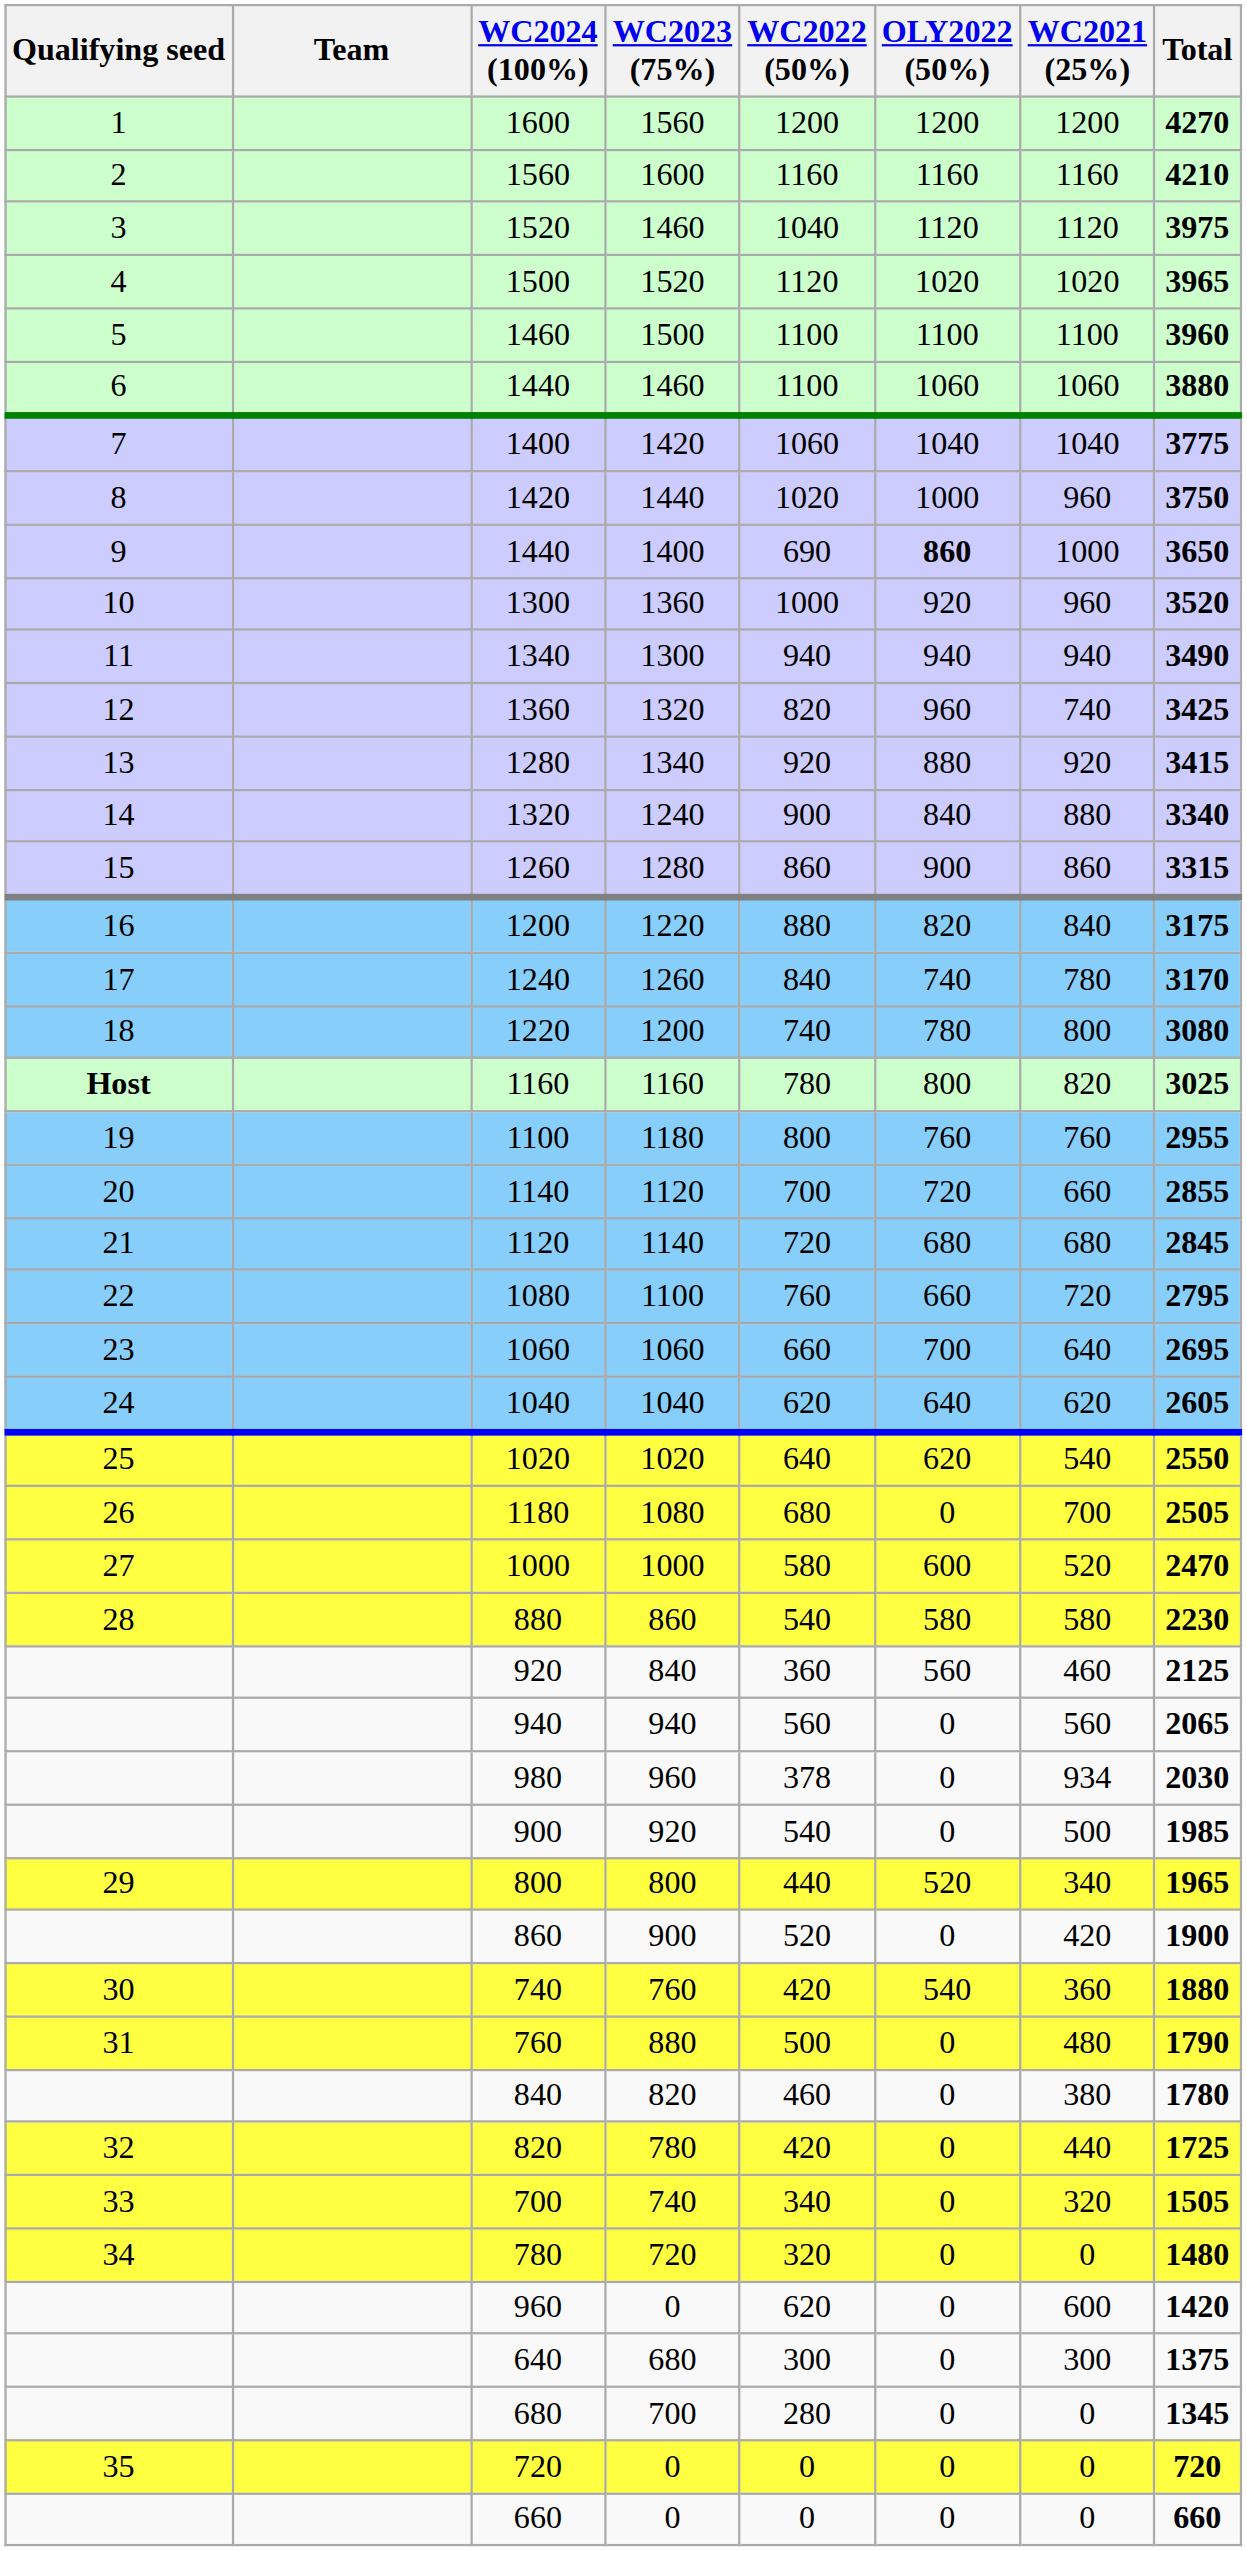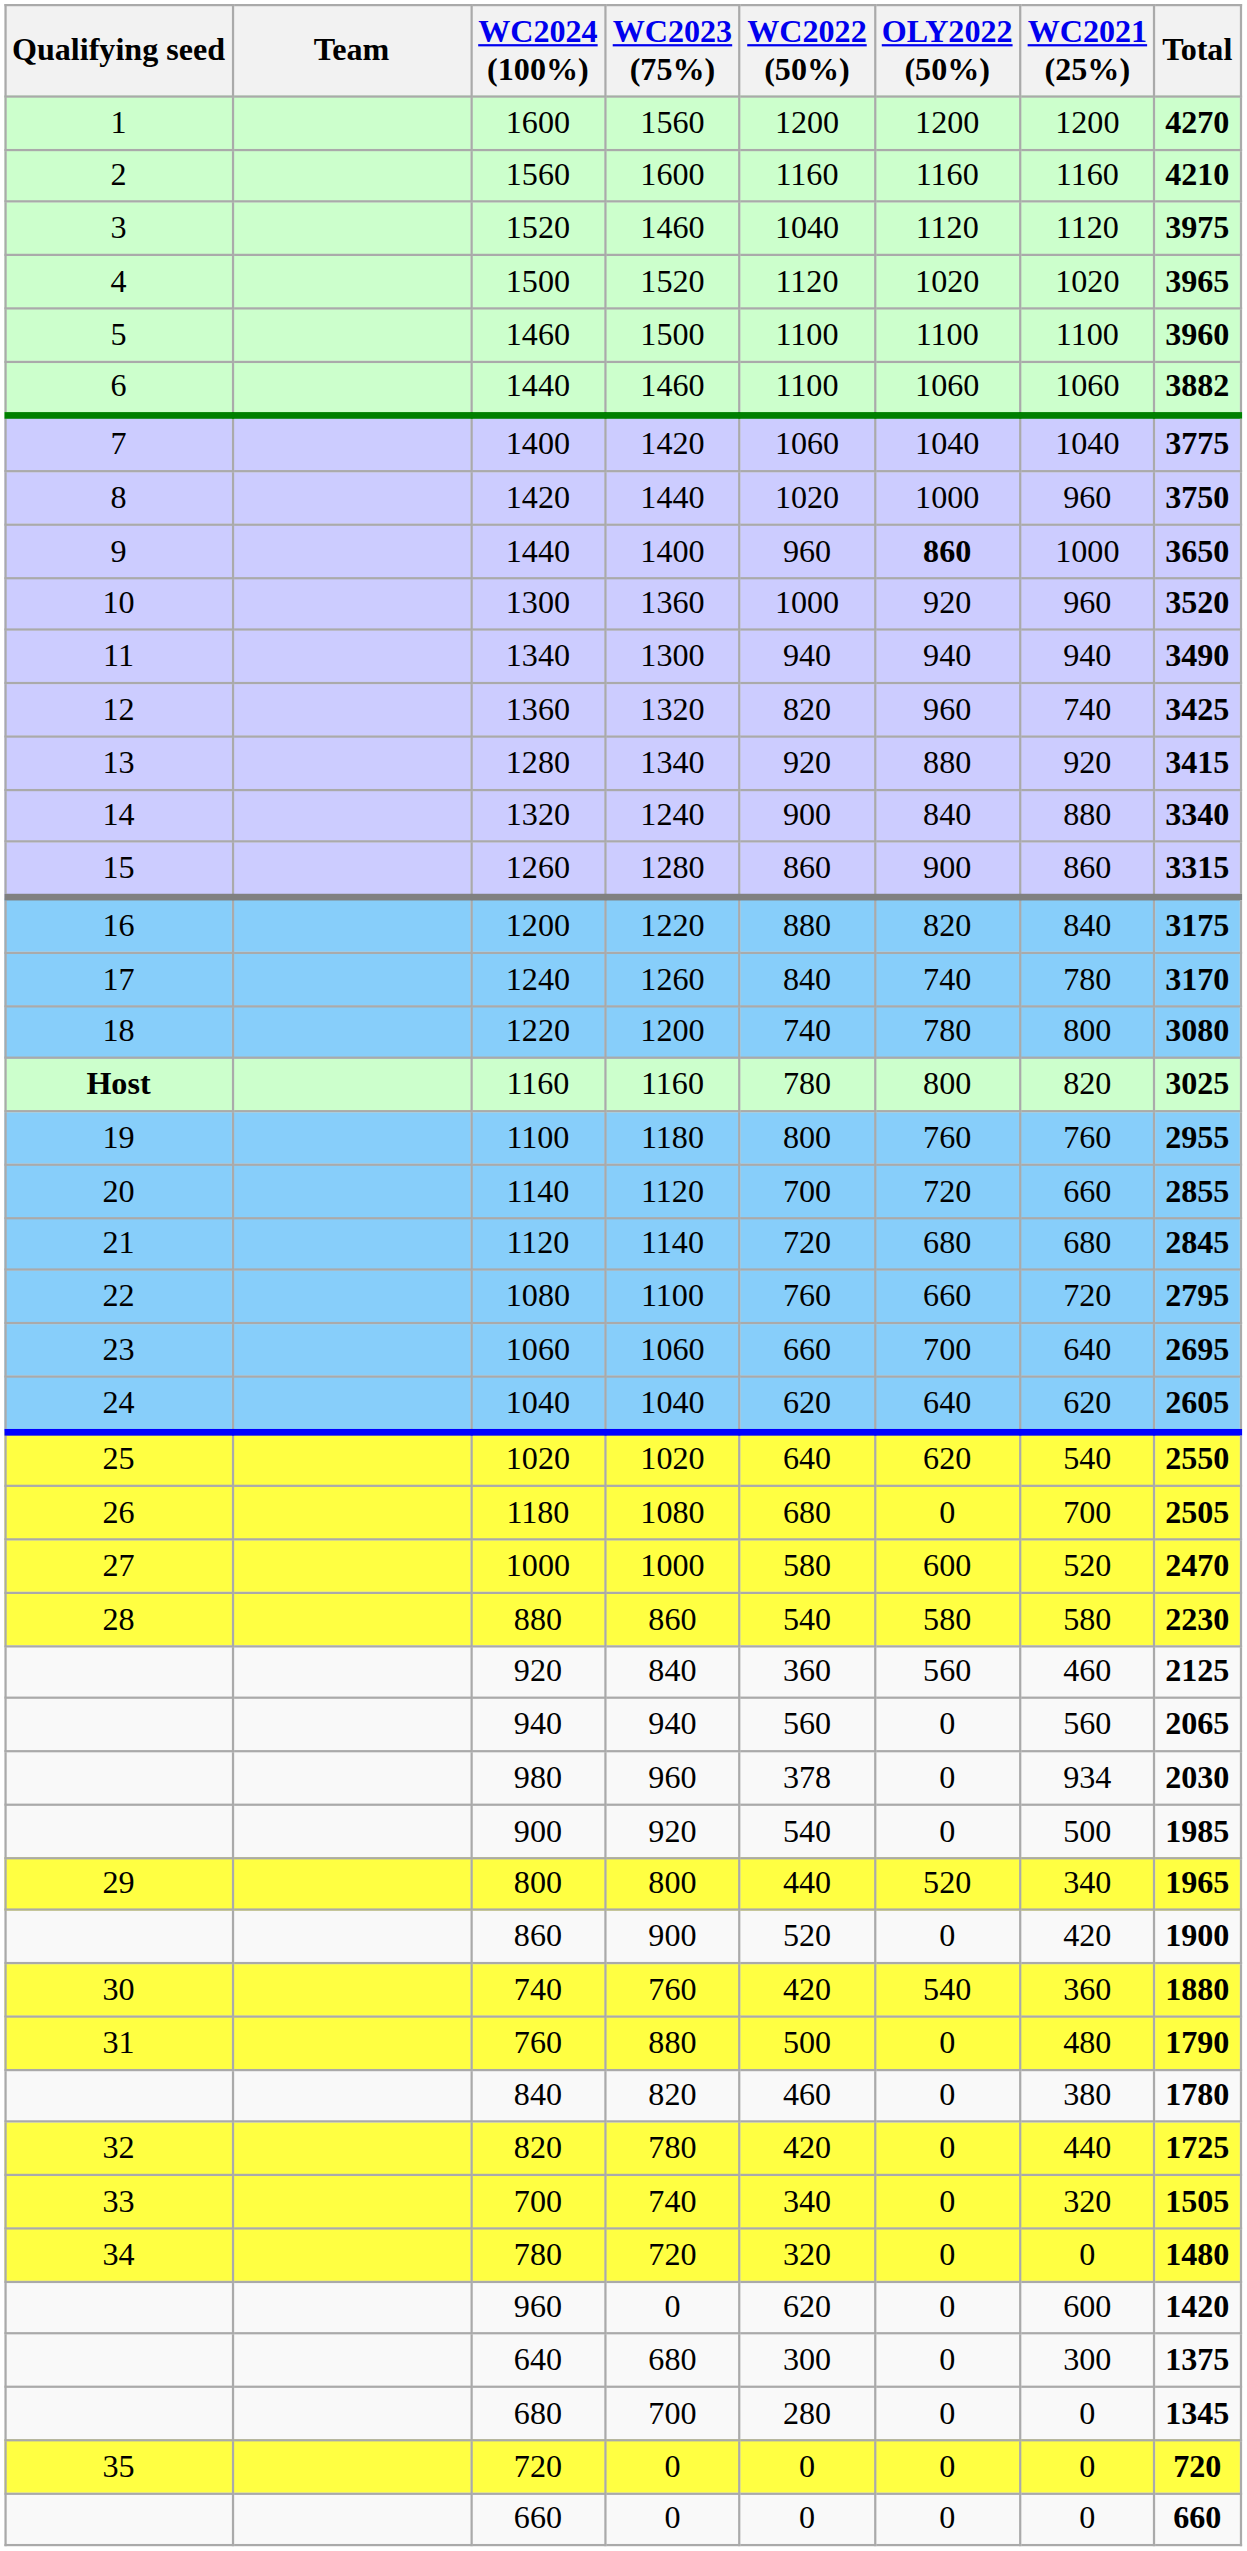(1197, 387) 3880 -> (1197, 387) 3882
(807, 550) 690 -> (807, 550) 960
